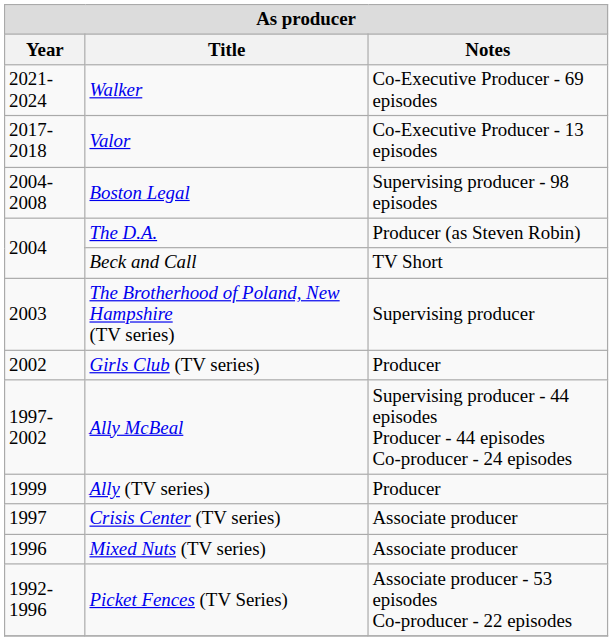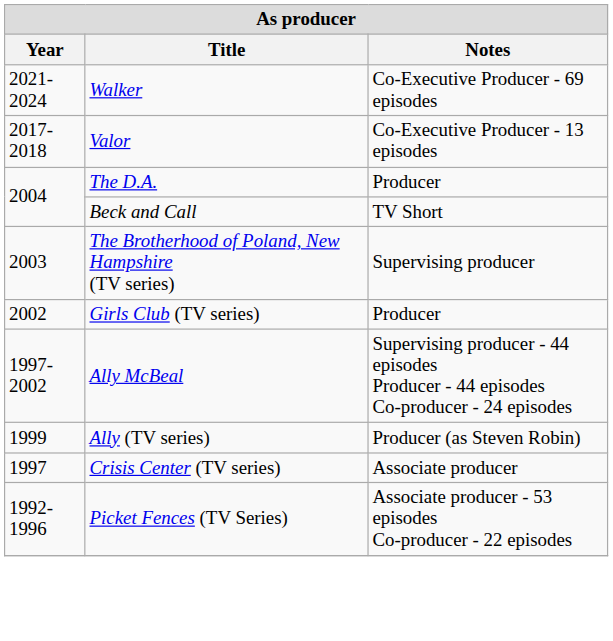- row: (140, 192)
(476, 232) Producer (as Steven Robin) -> (406, 181) Producer
(406, 488) Producer -> (476, 437) Producer (as Steven Robin)
- row: (178, 548)
